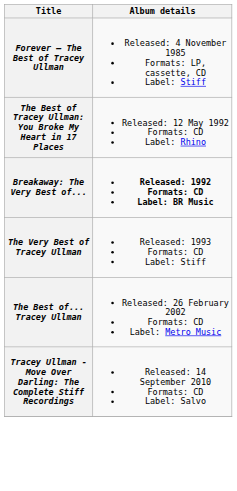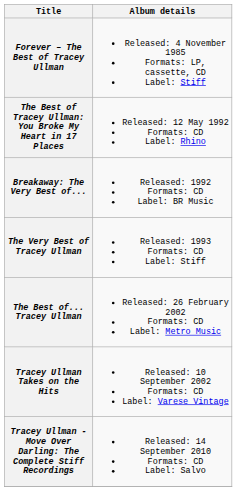(162, 192) bold -> (162, 192) normal
+ row: (49, 382)
